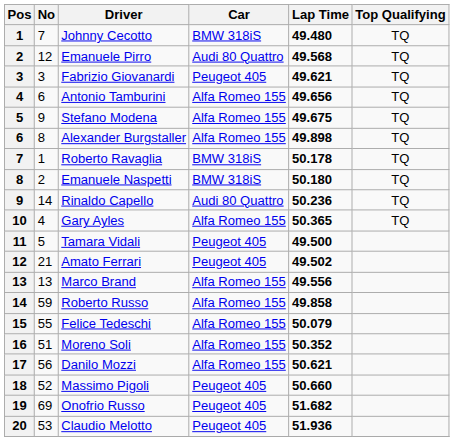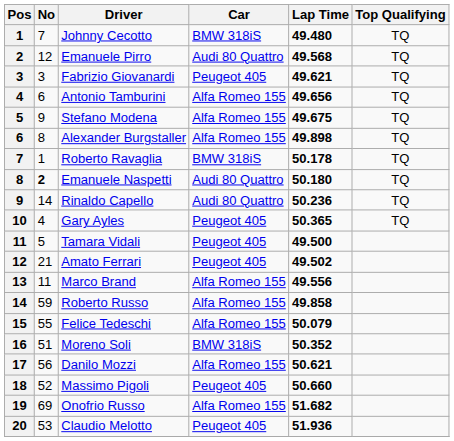(41, 179) normal -> (41, 179) bold
(227, 179) BMW 318iS -> (238, 179) Audi 80 Quattro
(239, 220) Alfa Romeo 155 -> (229, 220) Peugeot 405
(45, 282) 13 -> (44, 282) 11
(239, 344) Alfa Romeo 155 -> (227, 344) BMW 318iS
(229, 405) Peugeot 405 -> (239, 405) Alfa Romeo 155
